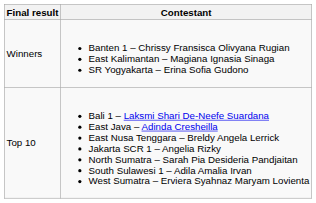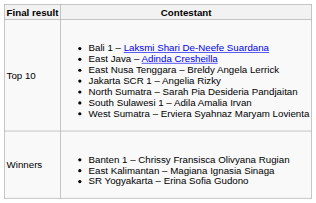rows swapped: (24, 54) <-> (21, 143)
